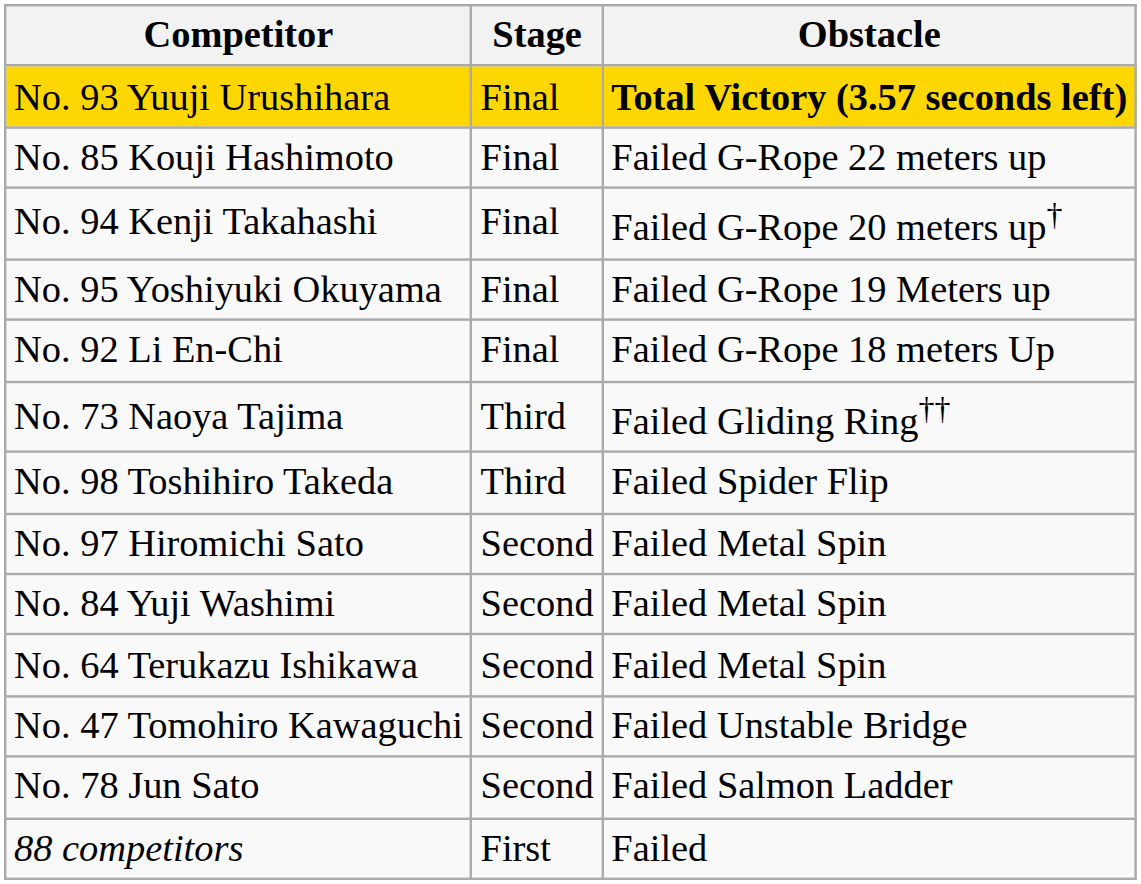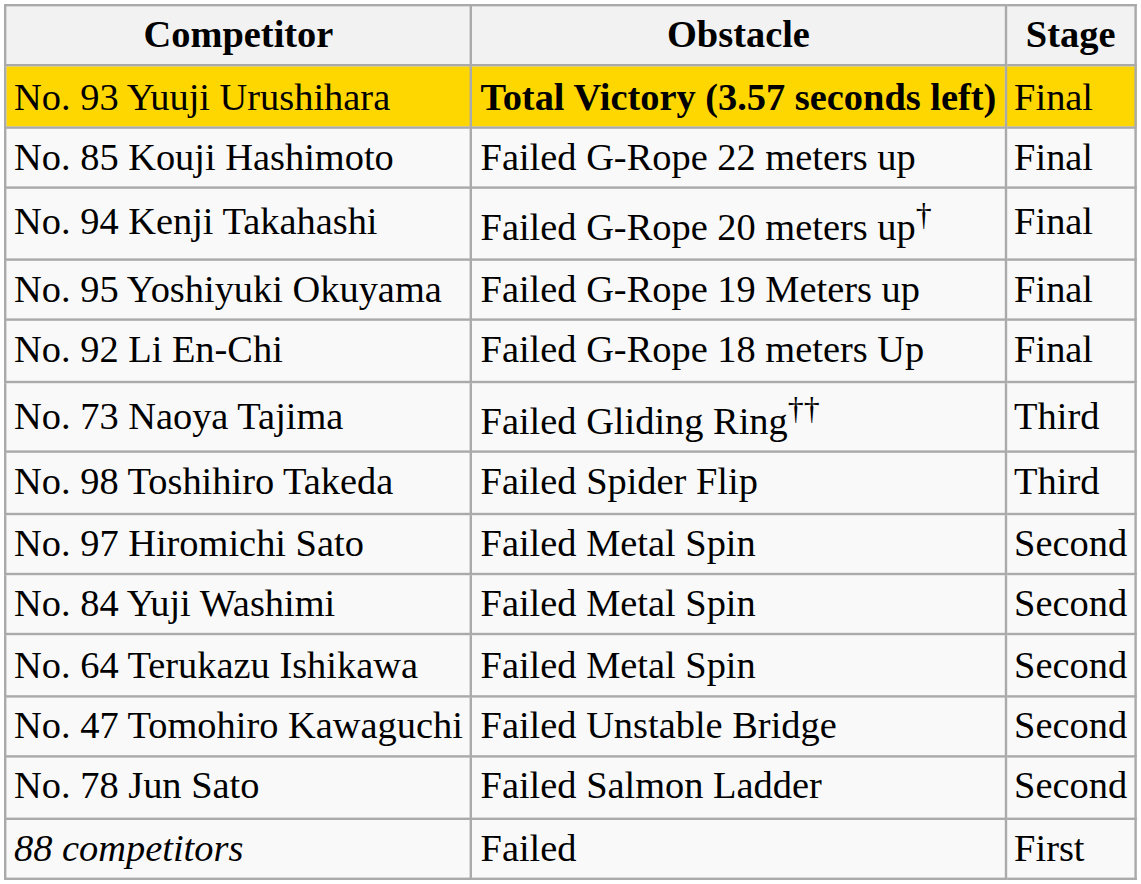columns swapped: (537, 34) <-> (869, 34)
